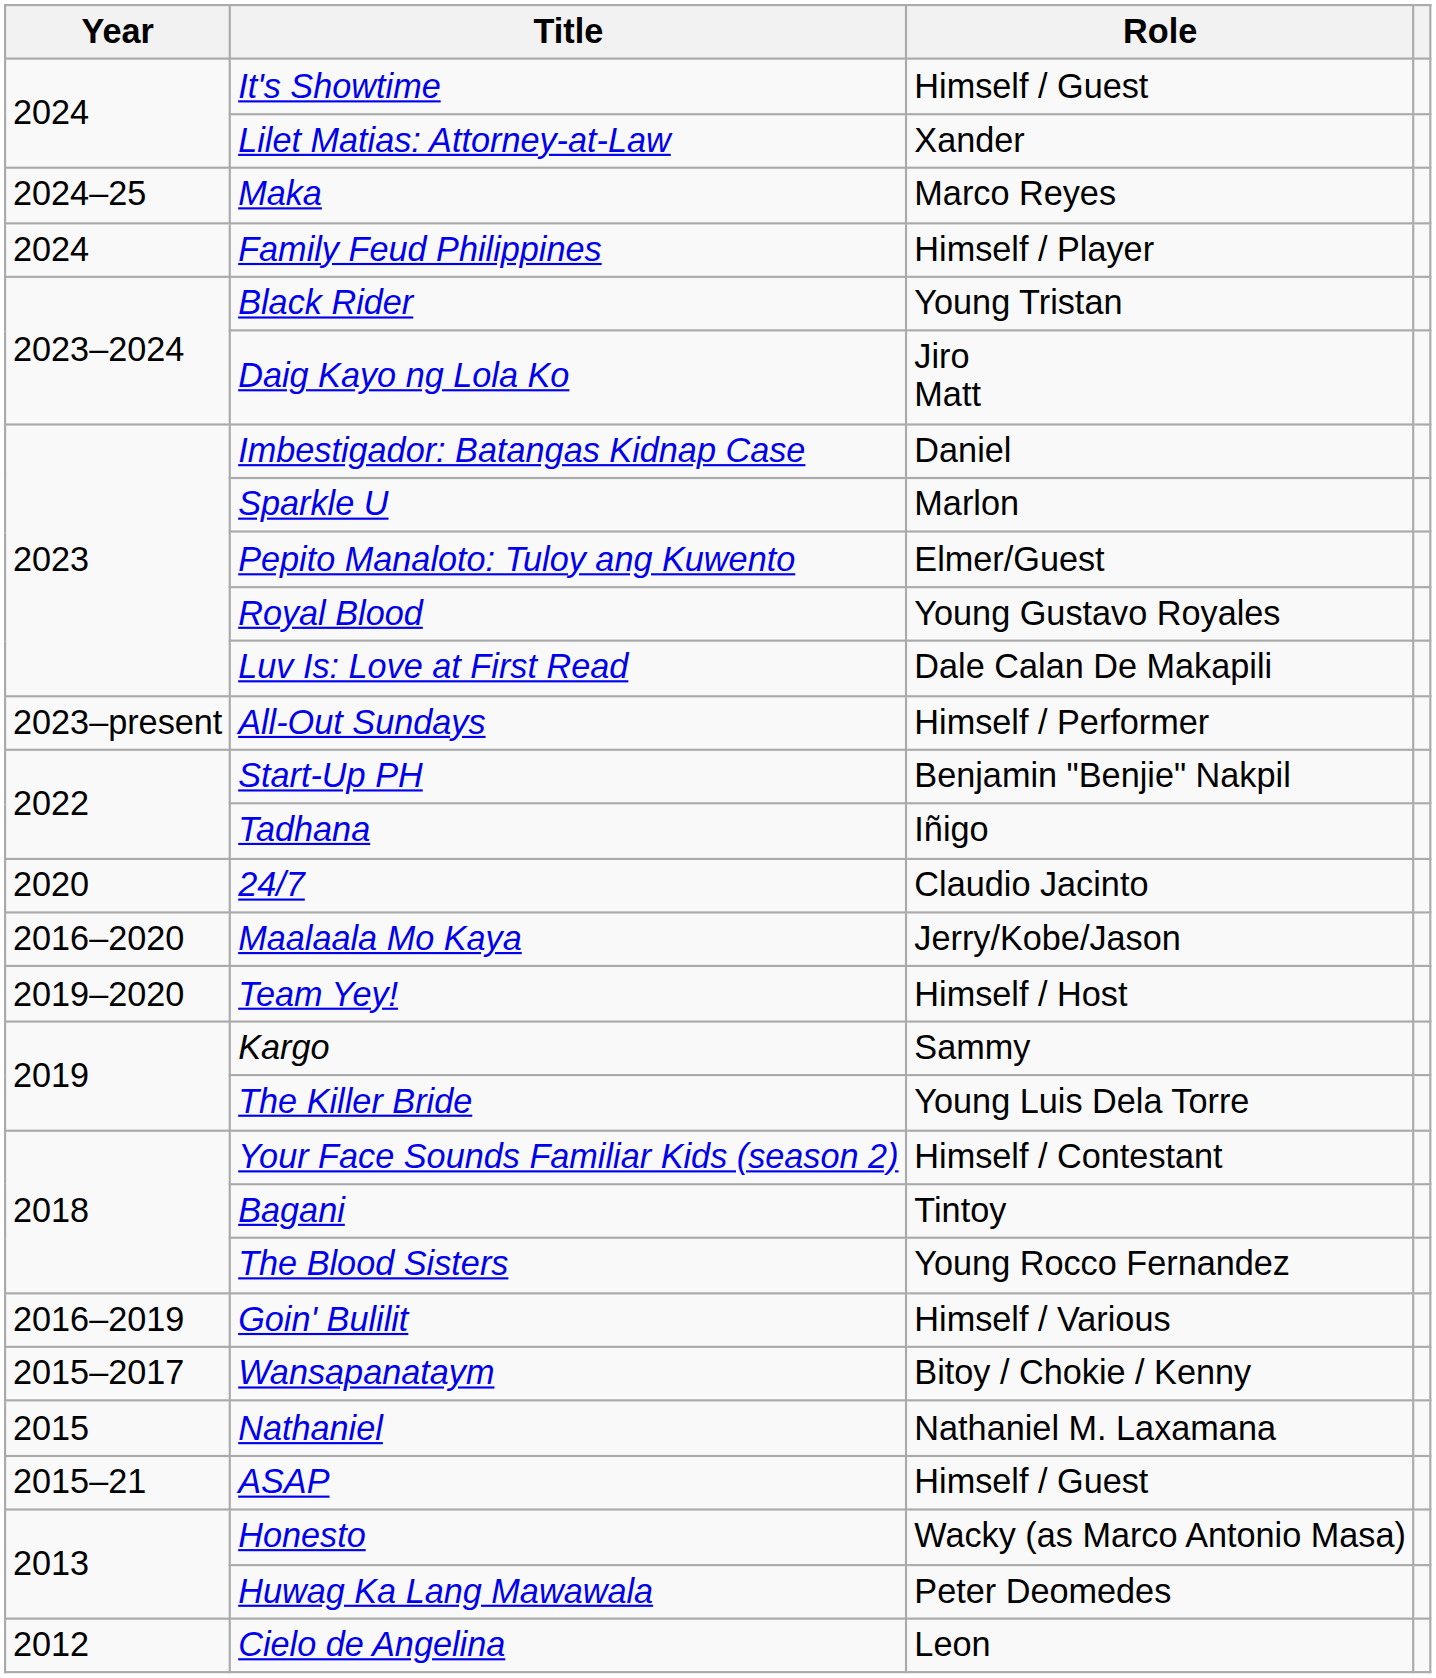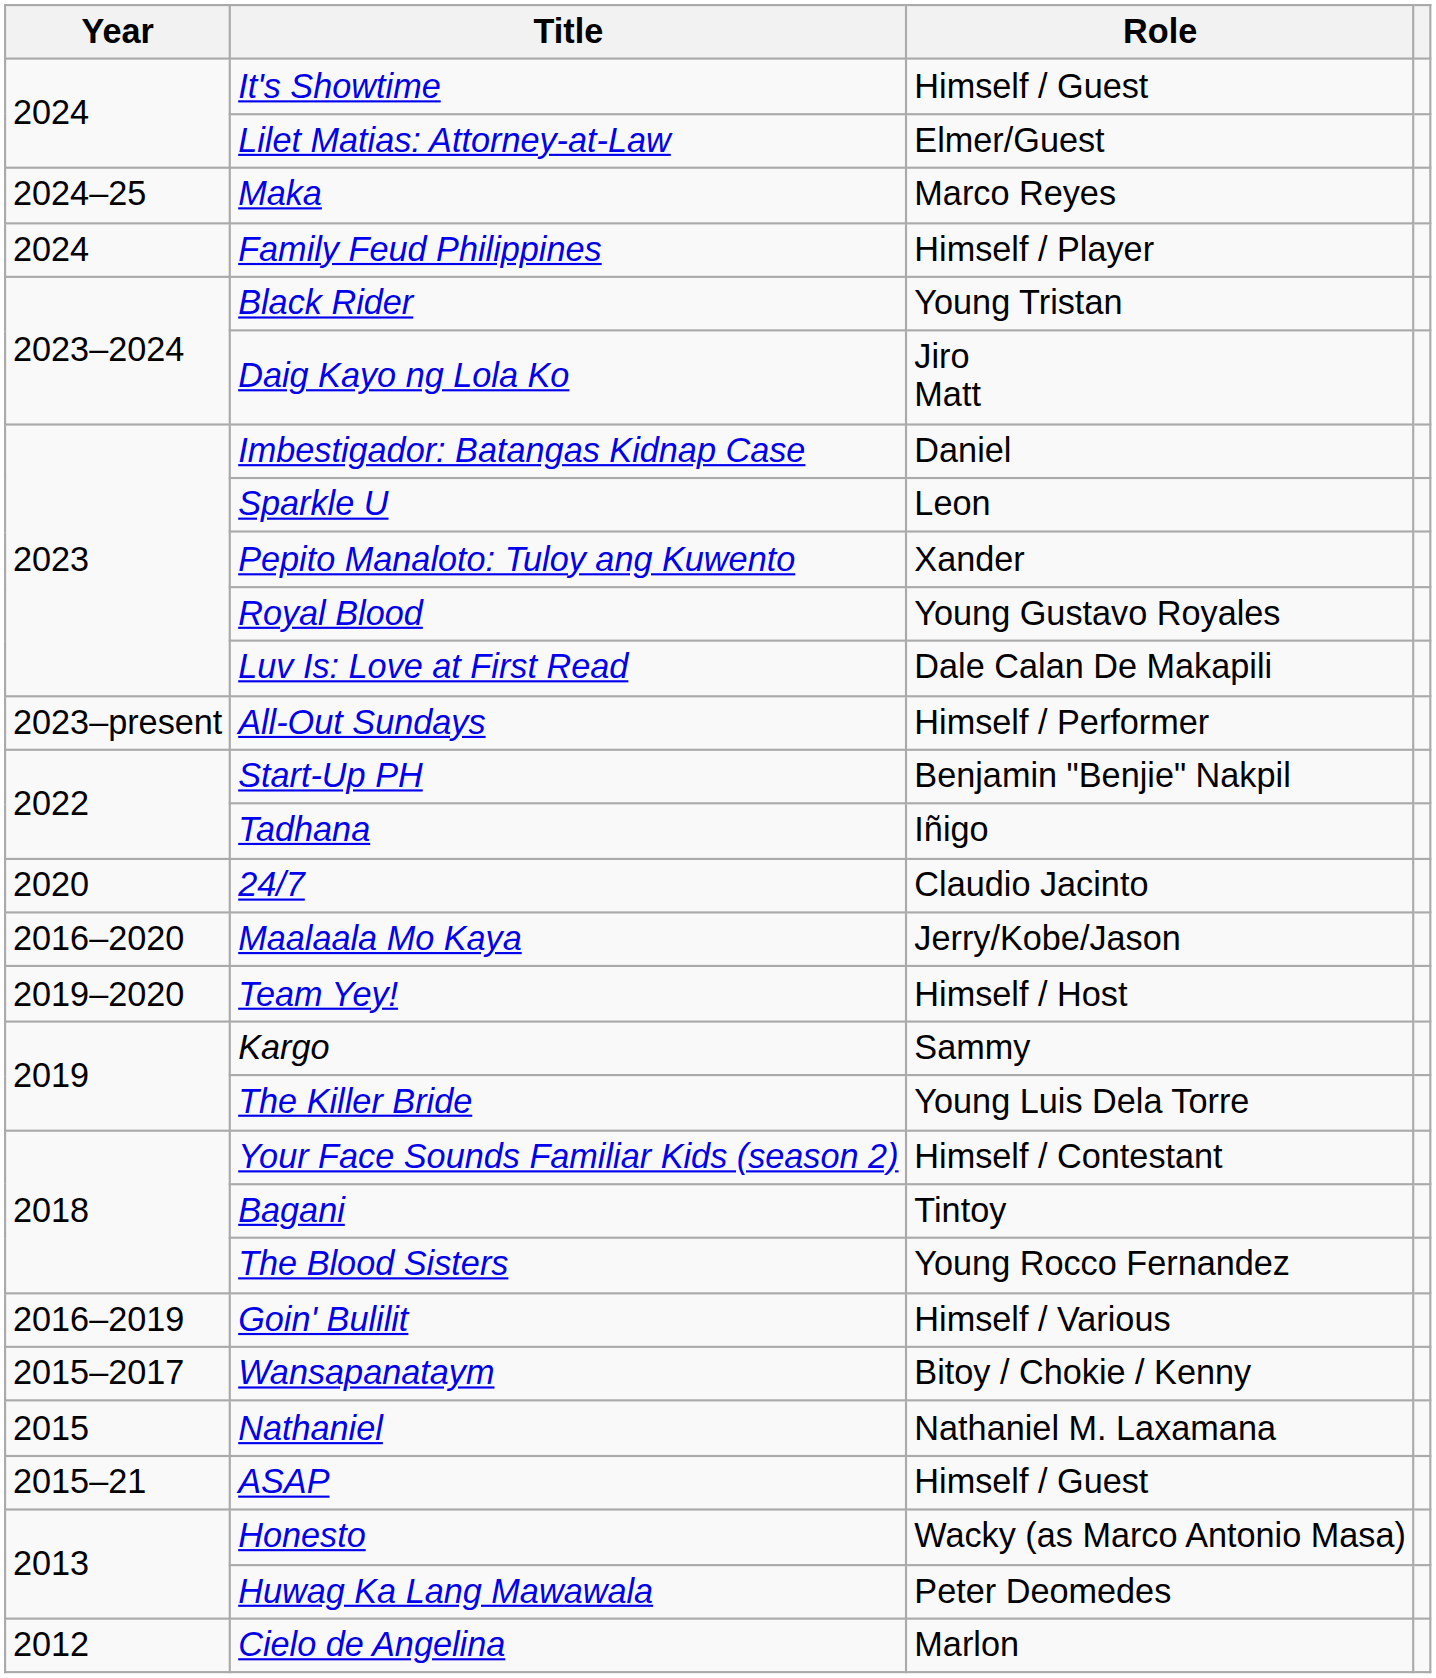(970, 140) Xander -> (1009, 140) Elmer/Guest
(967, 504) Marlon -> (952, 504) Leon
(1009, 558) Elmer/Guest -> (970, 558) Xander
(952, 1644) Leon -> (967, 1644) Marlon
